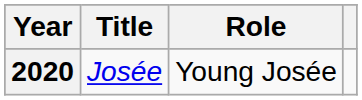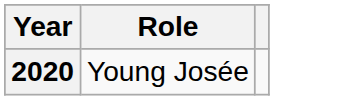- column: (125, 26)
